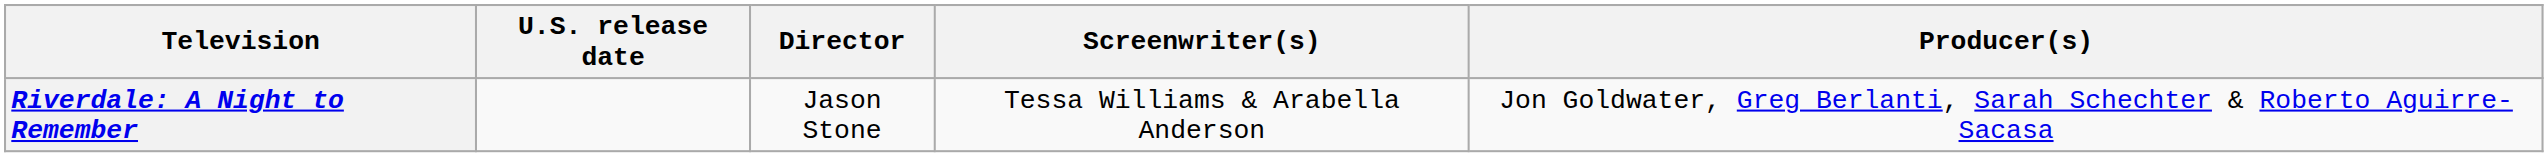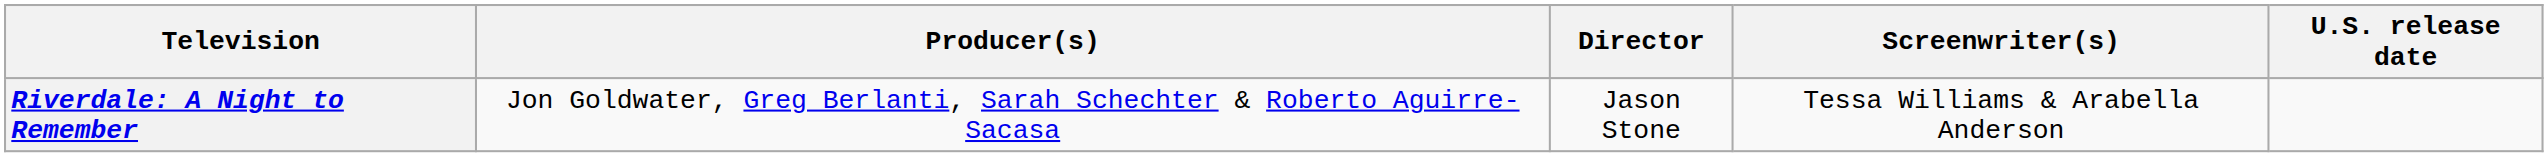columns swapped: (613, 42) <-> (2006, 42)
